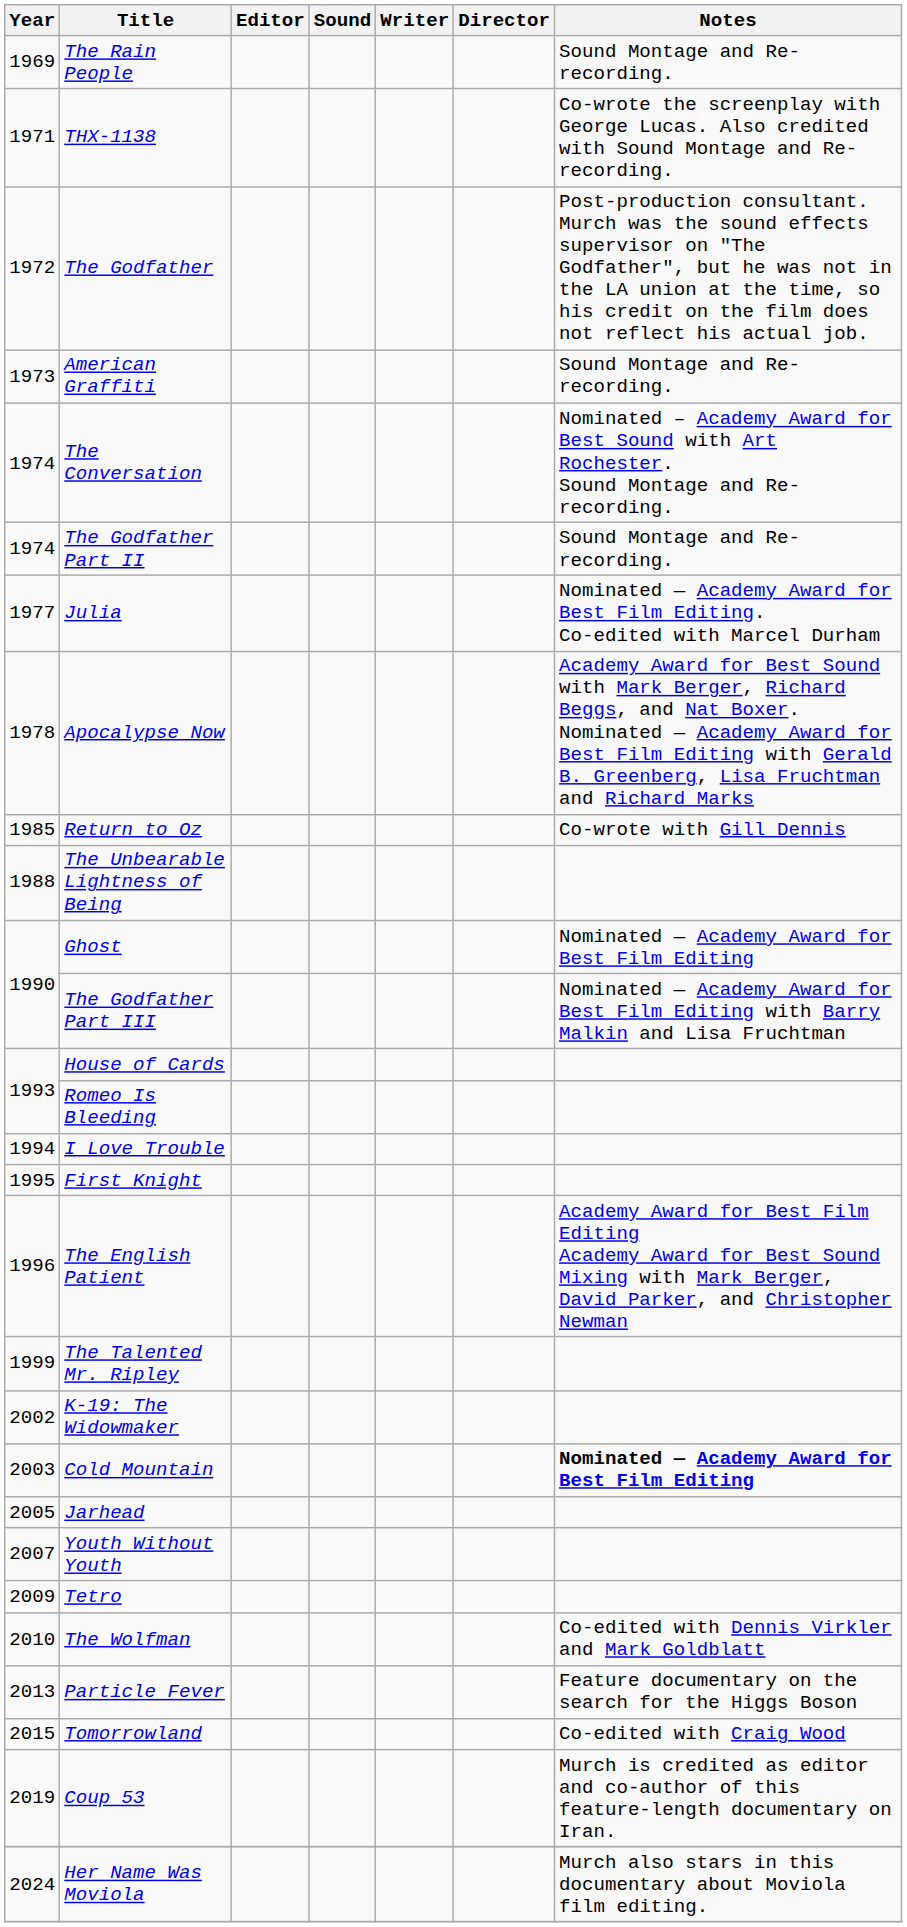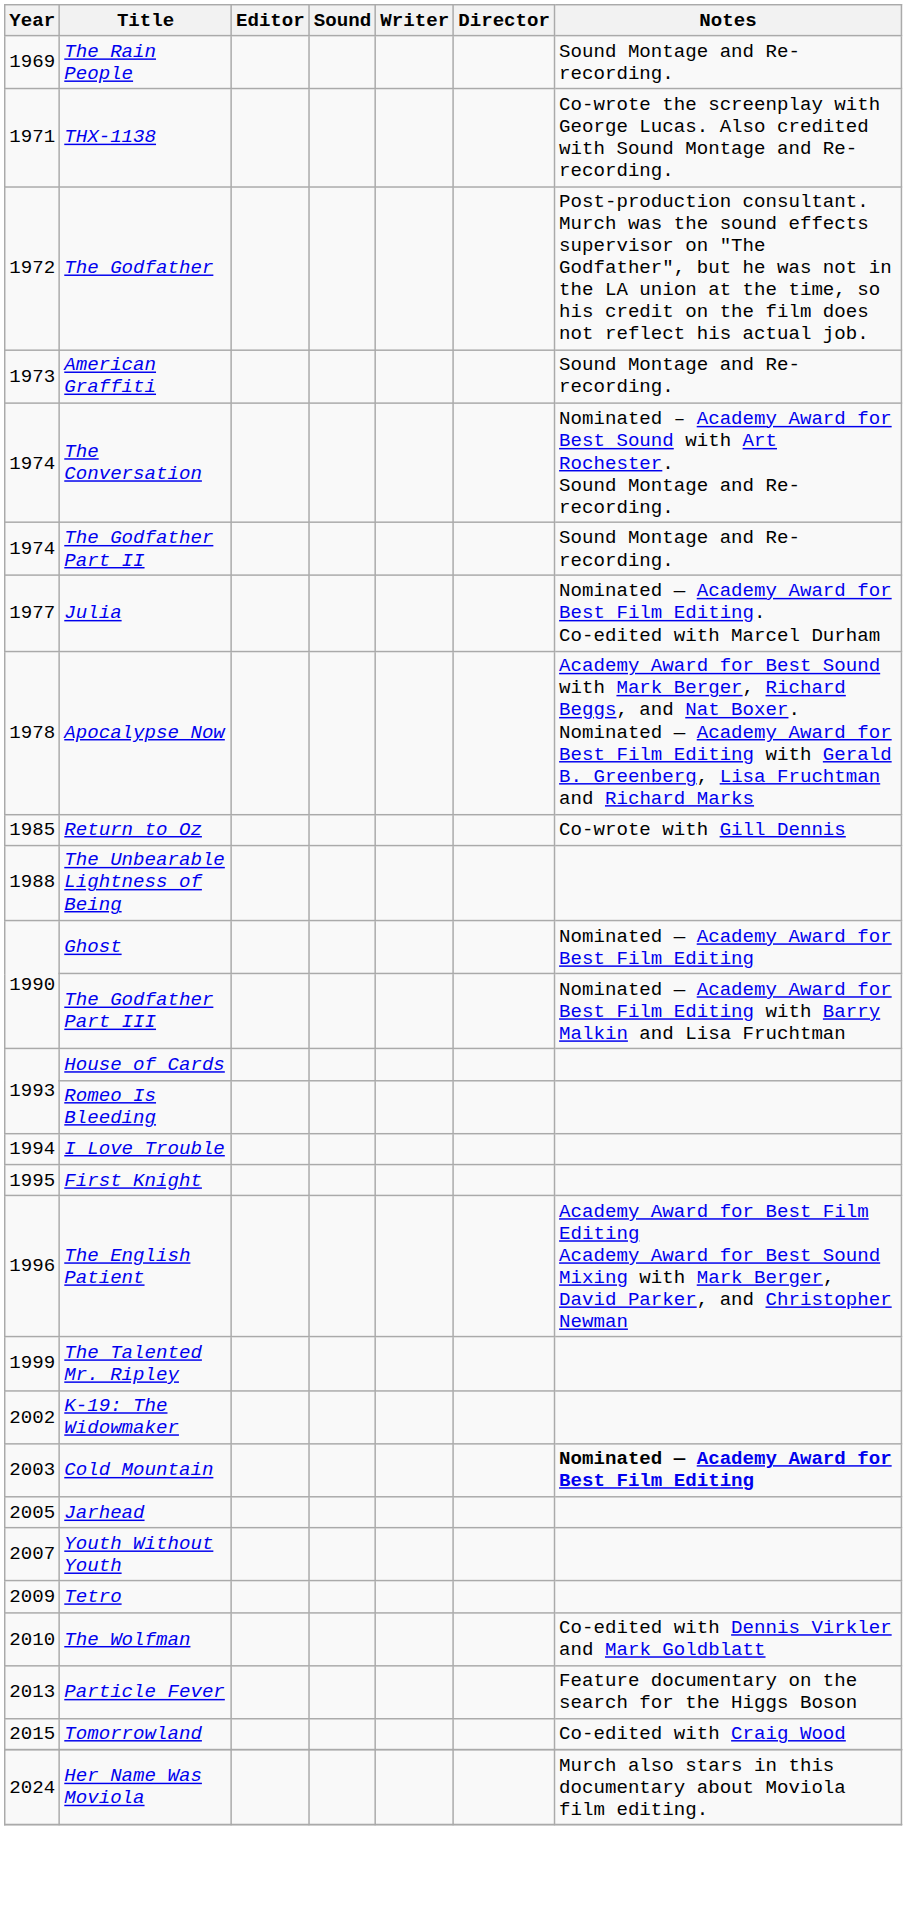- row: (104, 1798)
